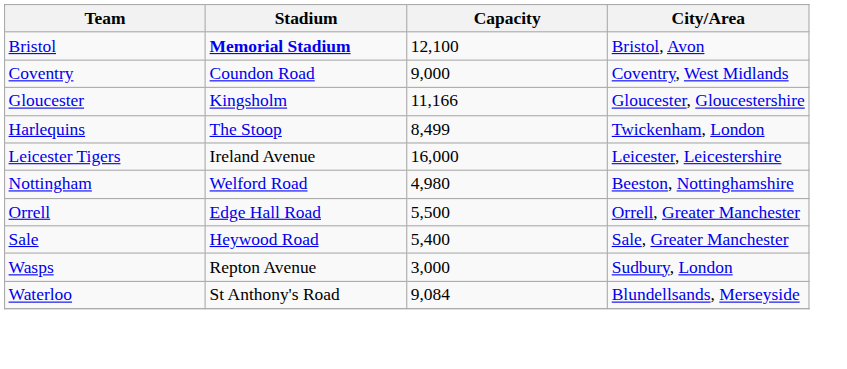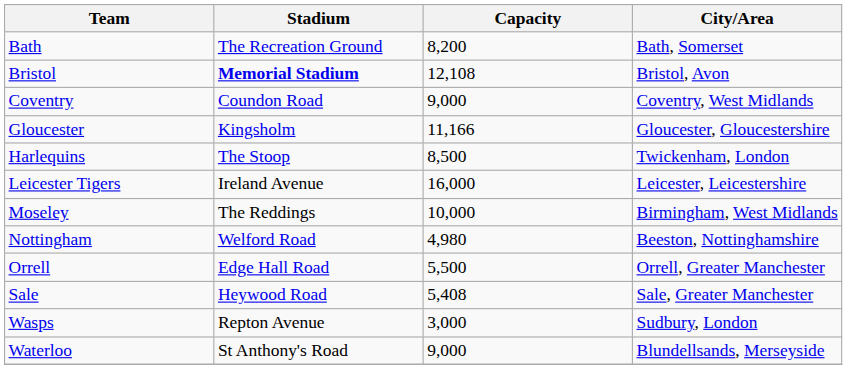+ row: (25, 45)
(435, 45) 12,100 -> (451, 73) 12,108
(430, 128) 8,499 -> (447, 156) 8,500
+ row: (39, 211)
(430, 239) 5,400 -> (447, 294) 5,408
(430, 294) 9,084 -> (447, 350) 9,000
